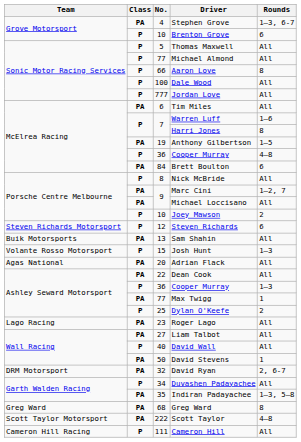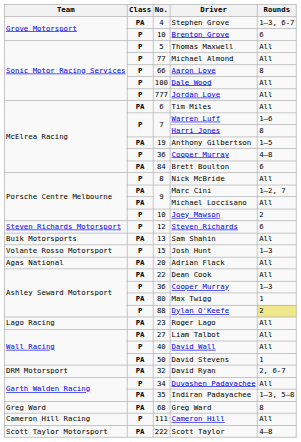(161, 299) 77 -> (161, 299) 80
(161, 311) 25 -> (161, 311) 88
(261, 311) no background -> (261, 311) khaki background
rows swapped: (48, 432) <-> (57, 419)
